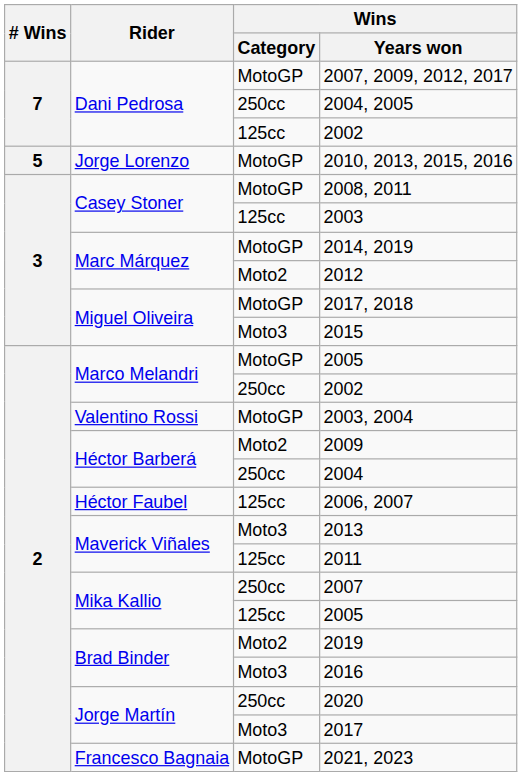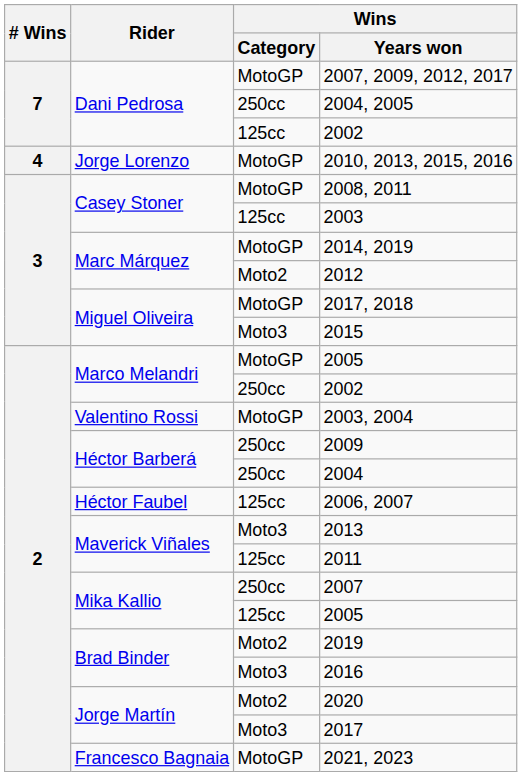(38, 161) 5 -> (38, 161) 4
(262, 445) Moto2 -> (261, 445) 250cc
(261, 700) 250cc -> (262, 700) Moto2
